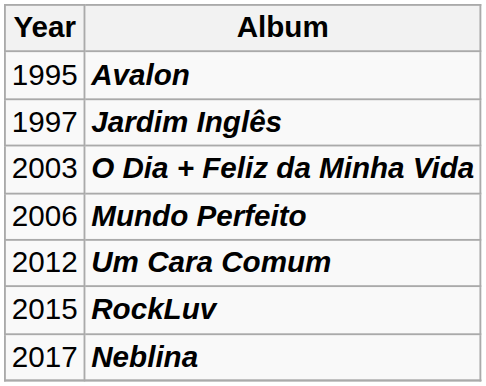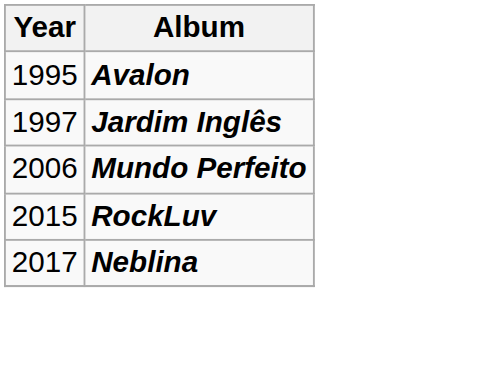- row: (283, 168)
- row: (211, 262)
